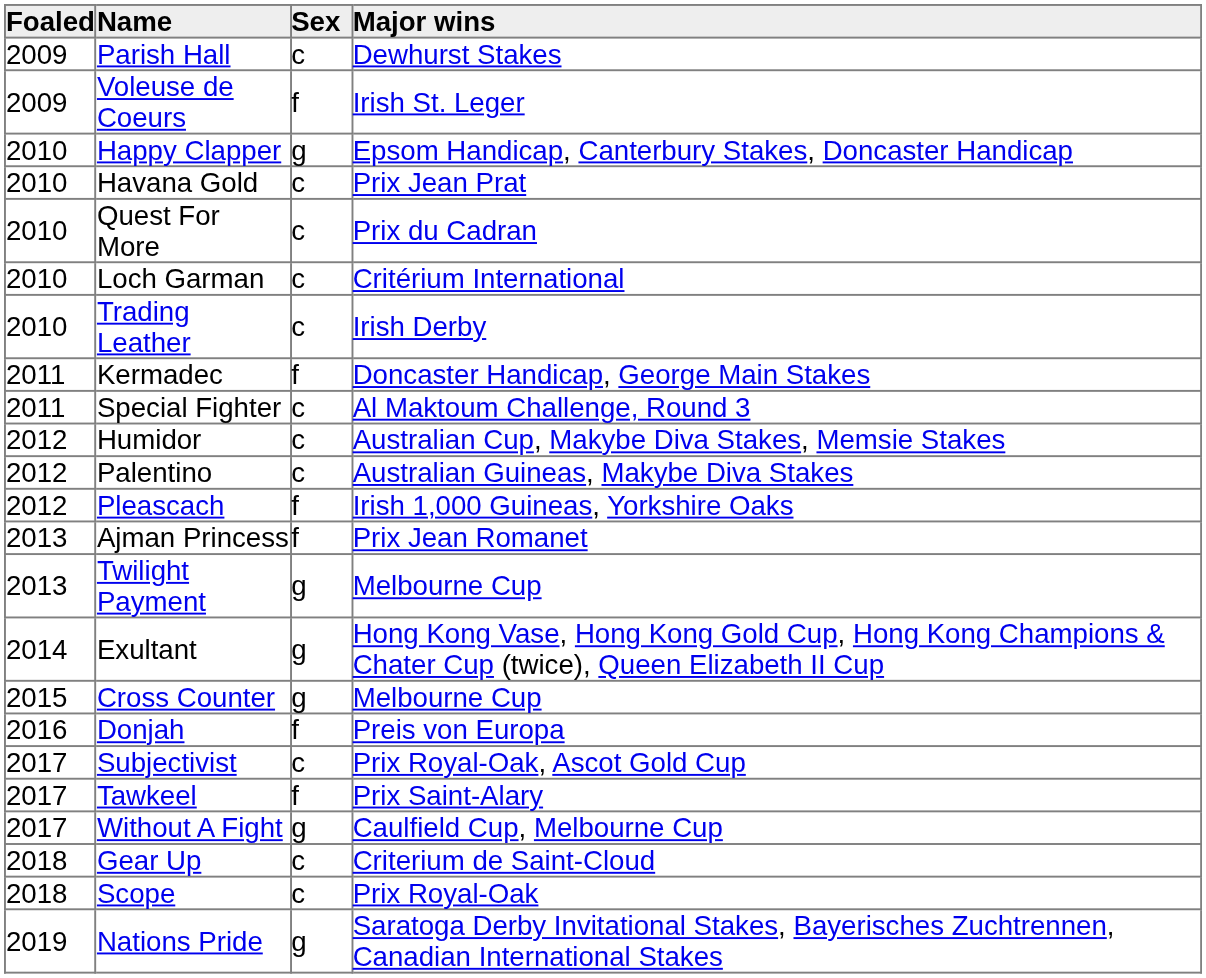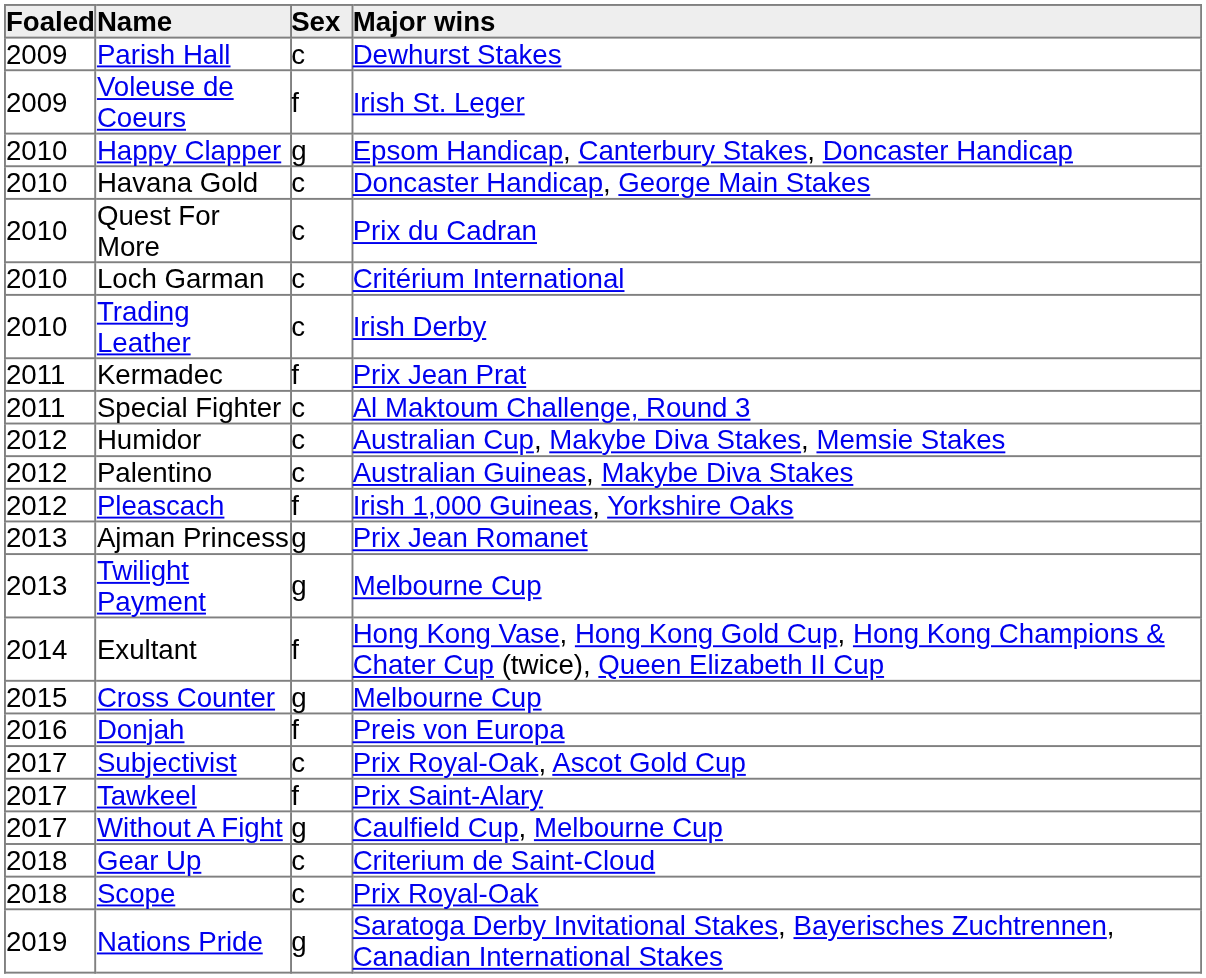(439, 183) Prix Jean Prat -> (611, 183) Doncaster Handicap, George Main Stakes
(611, 375) Doncaster Handicap, George Main Stakes -> (439, 375) Prix Jean Prat
(295, 538) f -> (299, 538) g
(299, 649) g -> (295, 649) f
